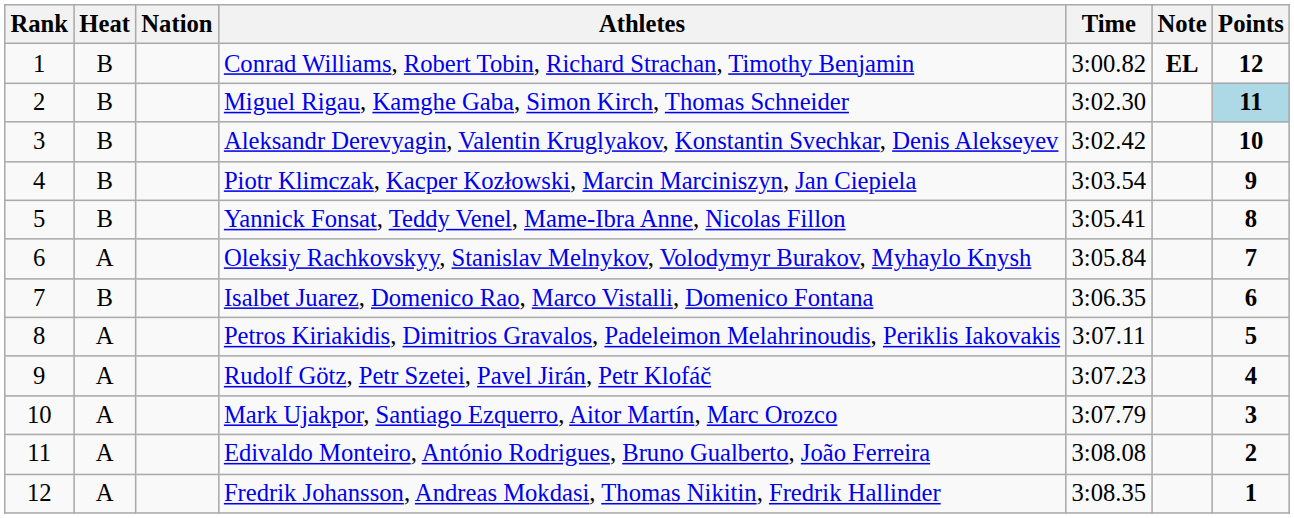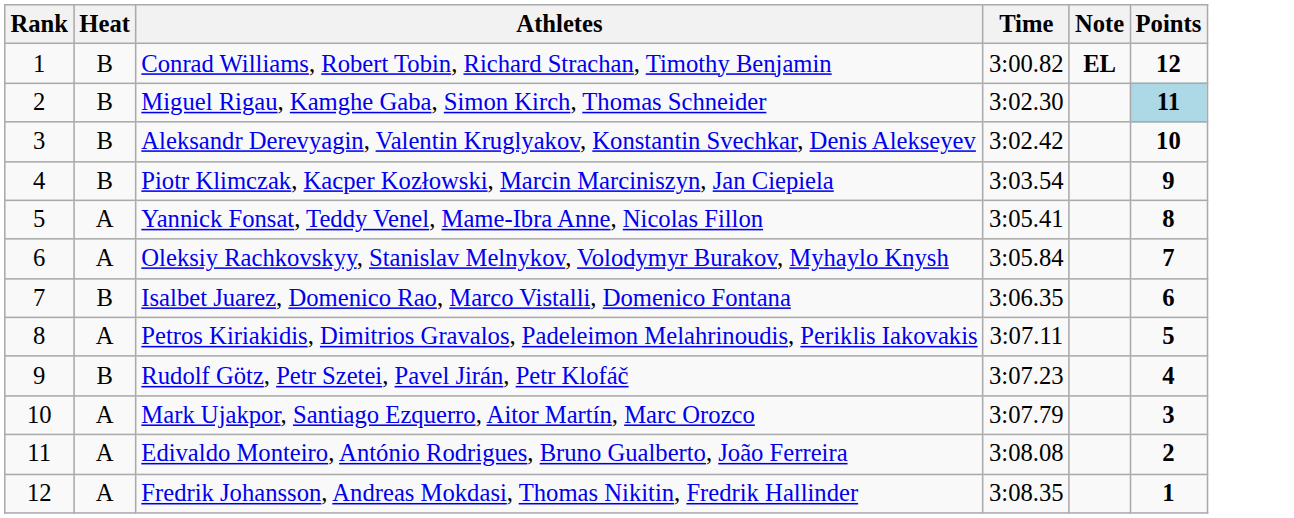- column: (177, 24)
(105, 219) B -> (105, 219) A
(105, 375) A -> (105, 375) B
